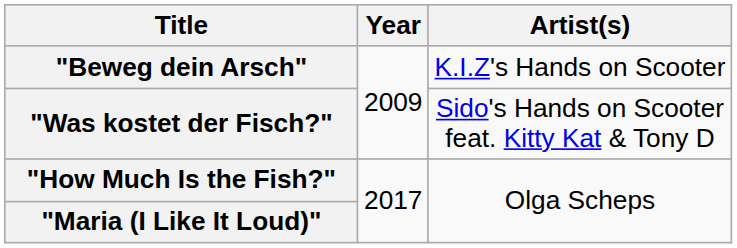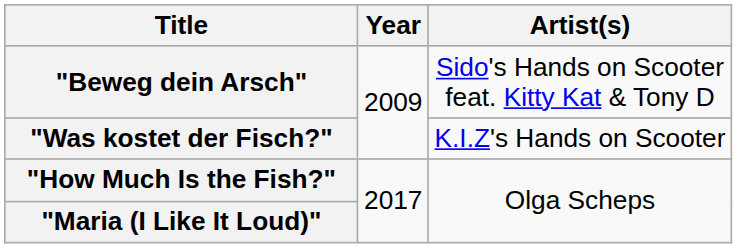(580, 66) K.I.Z's Hands on Scooter -> (580, 81) Sido's Hands on Scooter feat. Kitty Kat & Tony D
(580, 123) Sido's Hands on Scooter feat. Kitty Kat & Tony D -> (580, 138) K.I.Z's Hands on Scooter
